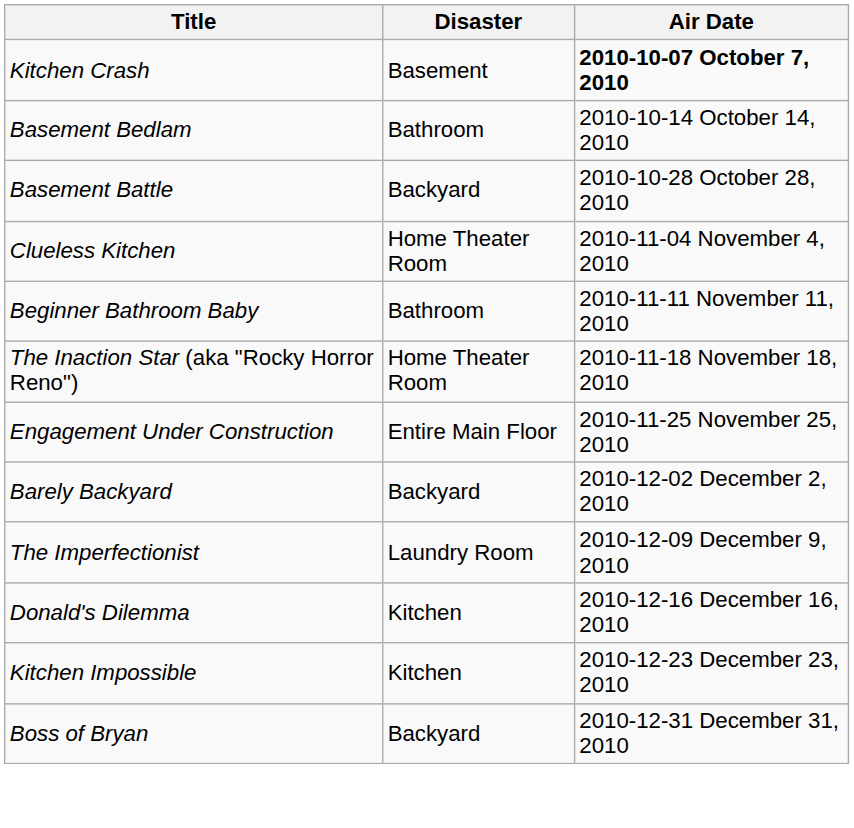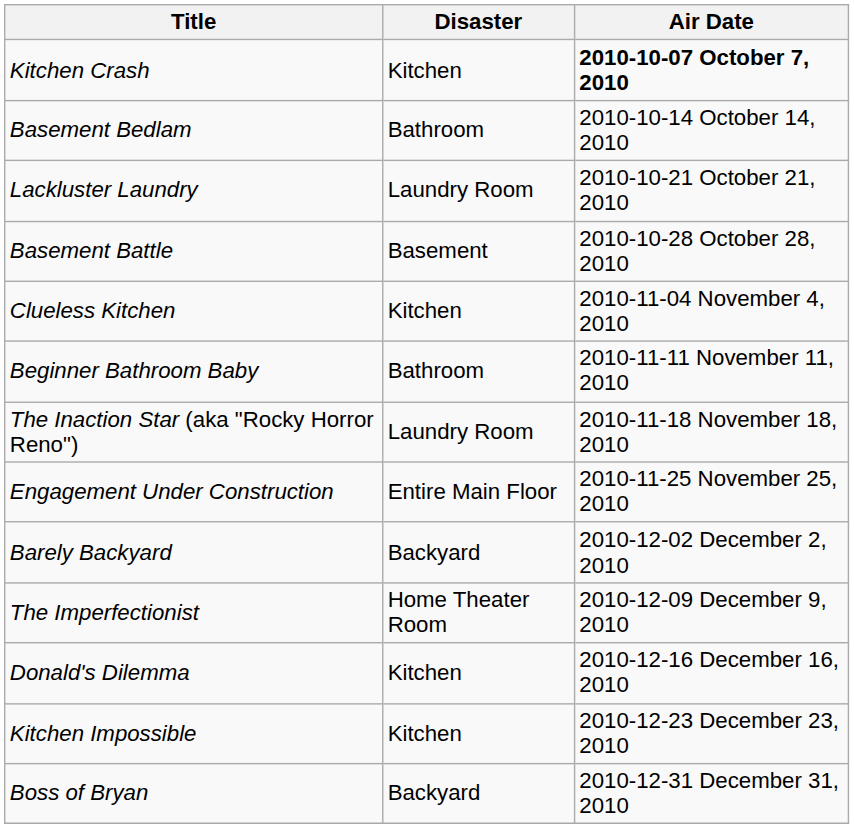(438, 69) Basement -> (425, 69) Kitchen
+ row: (104, 190)
(434, 190) Backyard -> (438, 250) Basement
(459, 250) Home Theater Room -> (425, 311) Kitchen
(459, 371) Home Theater Room -> (461, 431) Laundry Room
(461, 552) Laundry Room -> (459, 612) Home Theater Room
